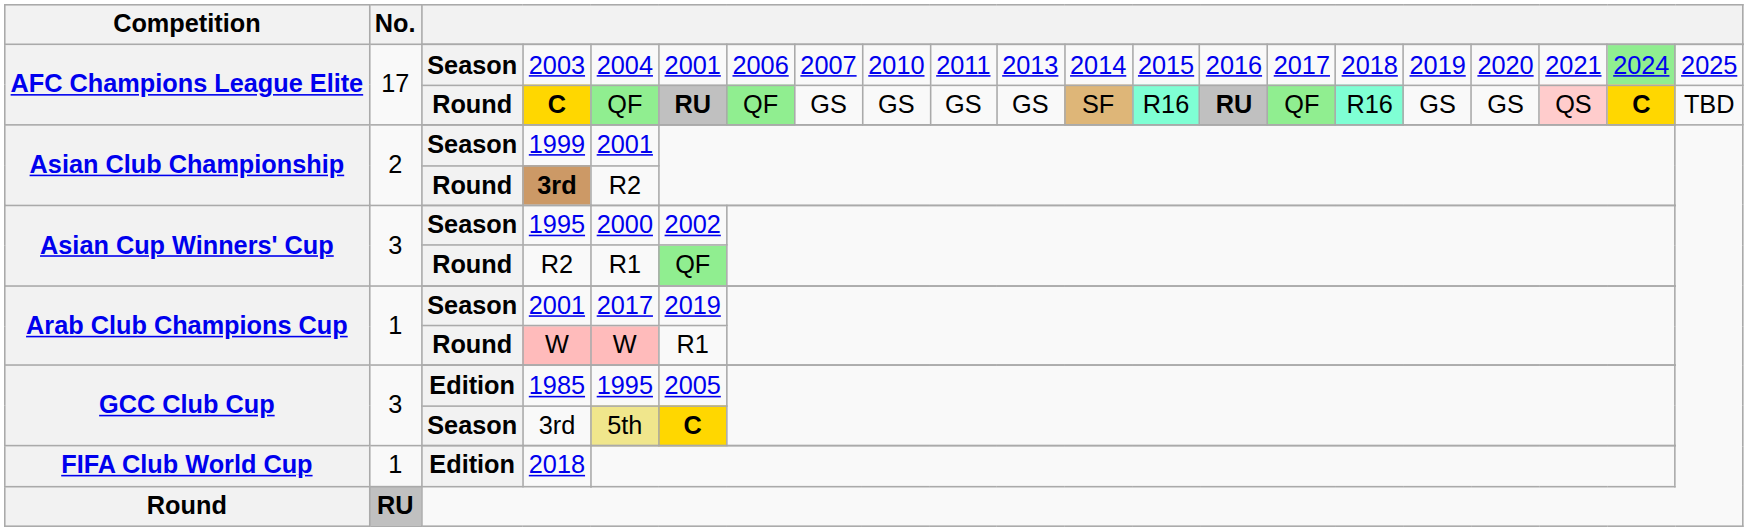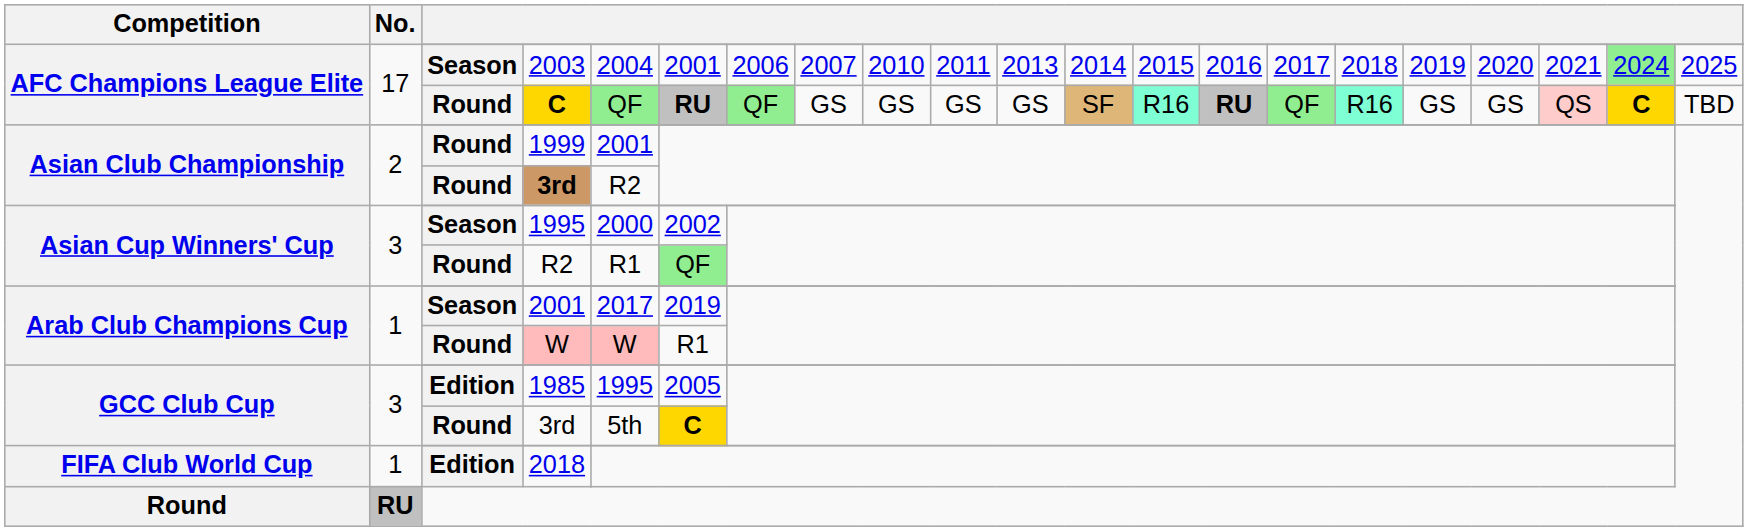(472, 144) Season -> (472, 144) Round
(472, 425) Season -> (472, 425) Round
(625, 425) khaki background -> (625, 425) no background
